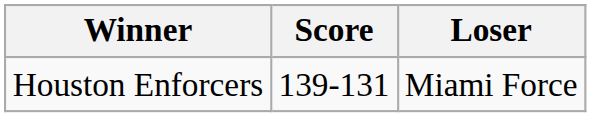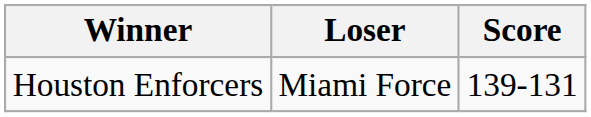columns swapped: (491, 30) <-> (334, 30)
